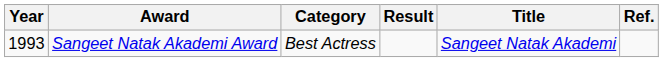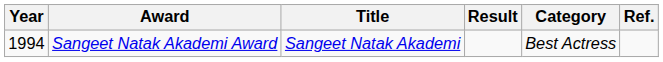columns swapped: (330, 17) <-> (529, 17)
(26, 43) 1993 -> (26, 43) 1994
